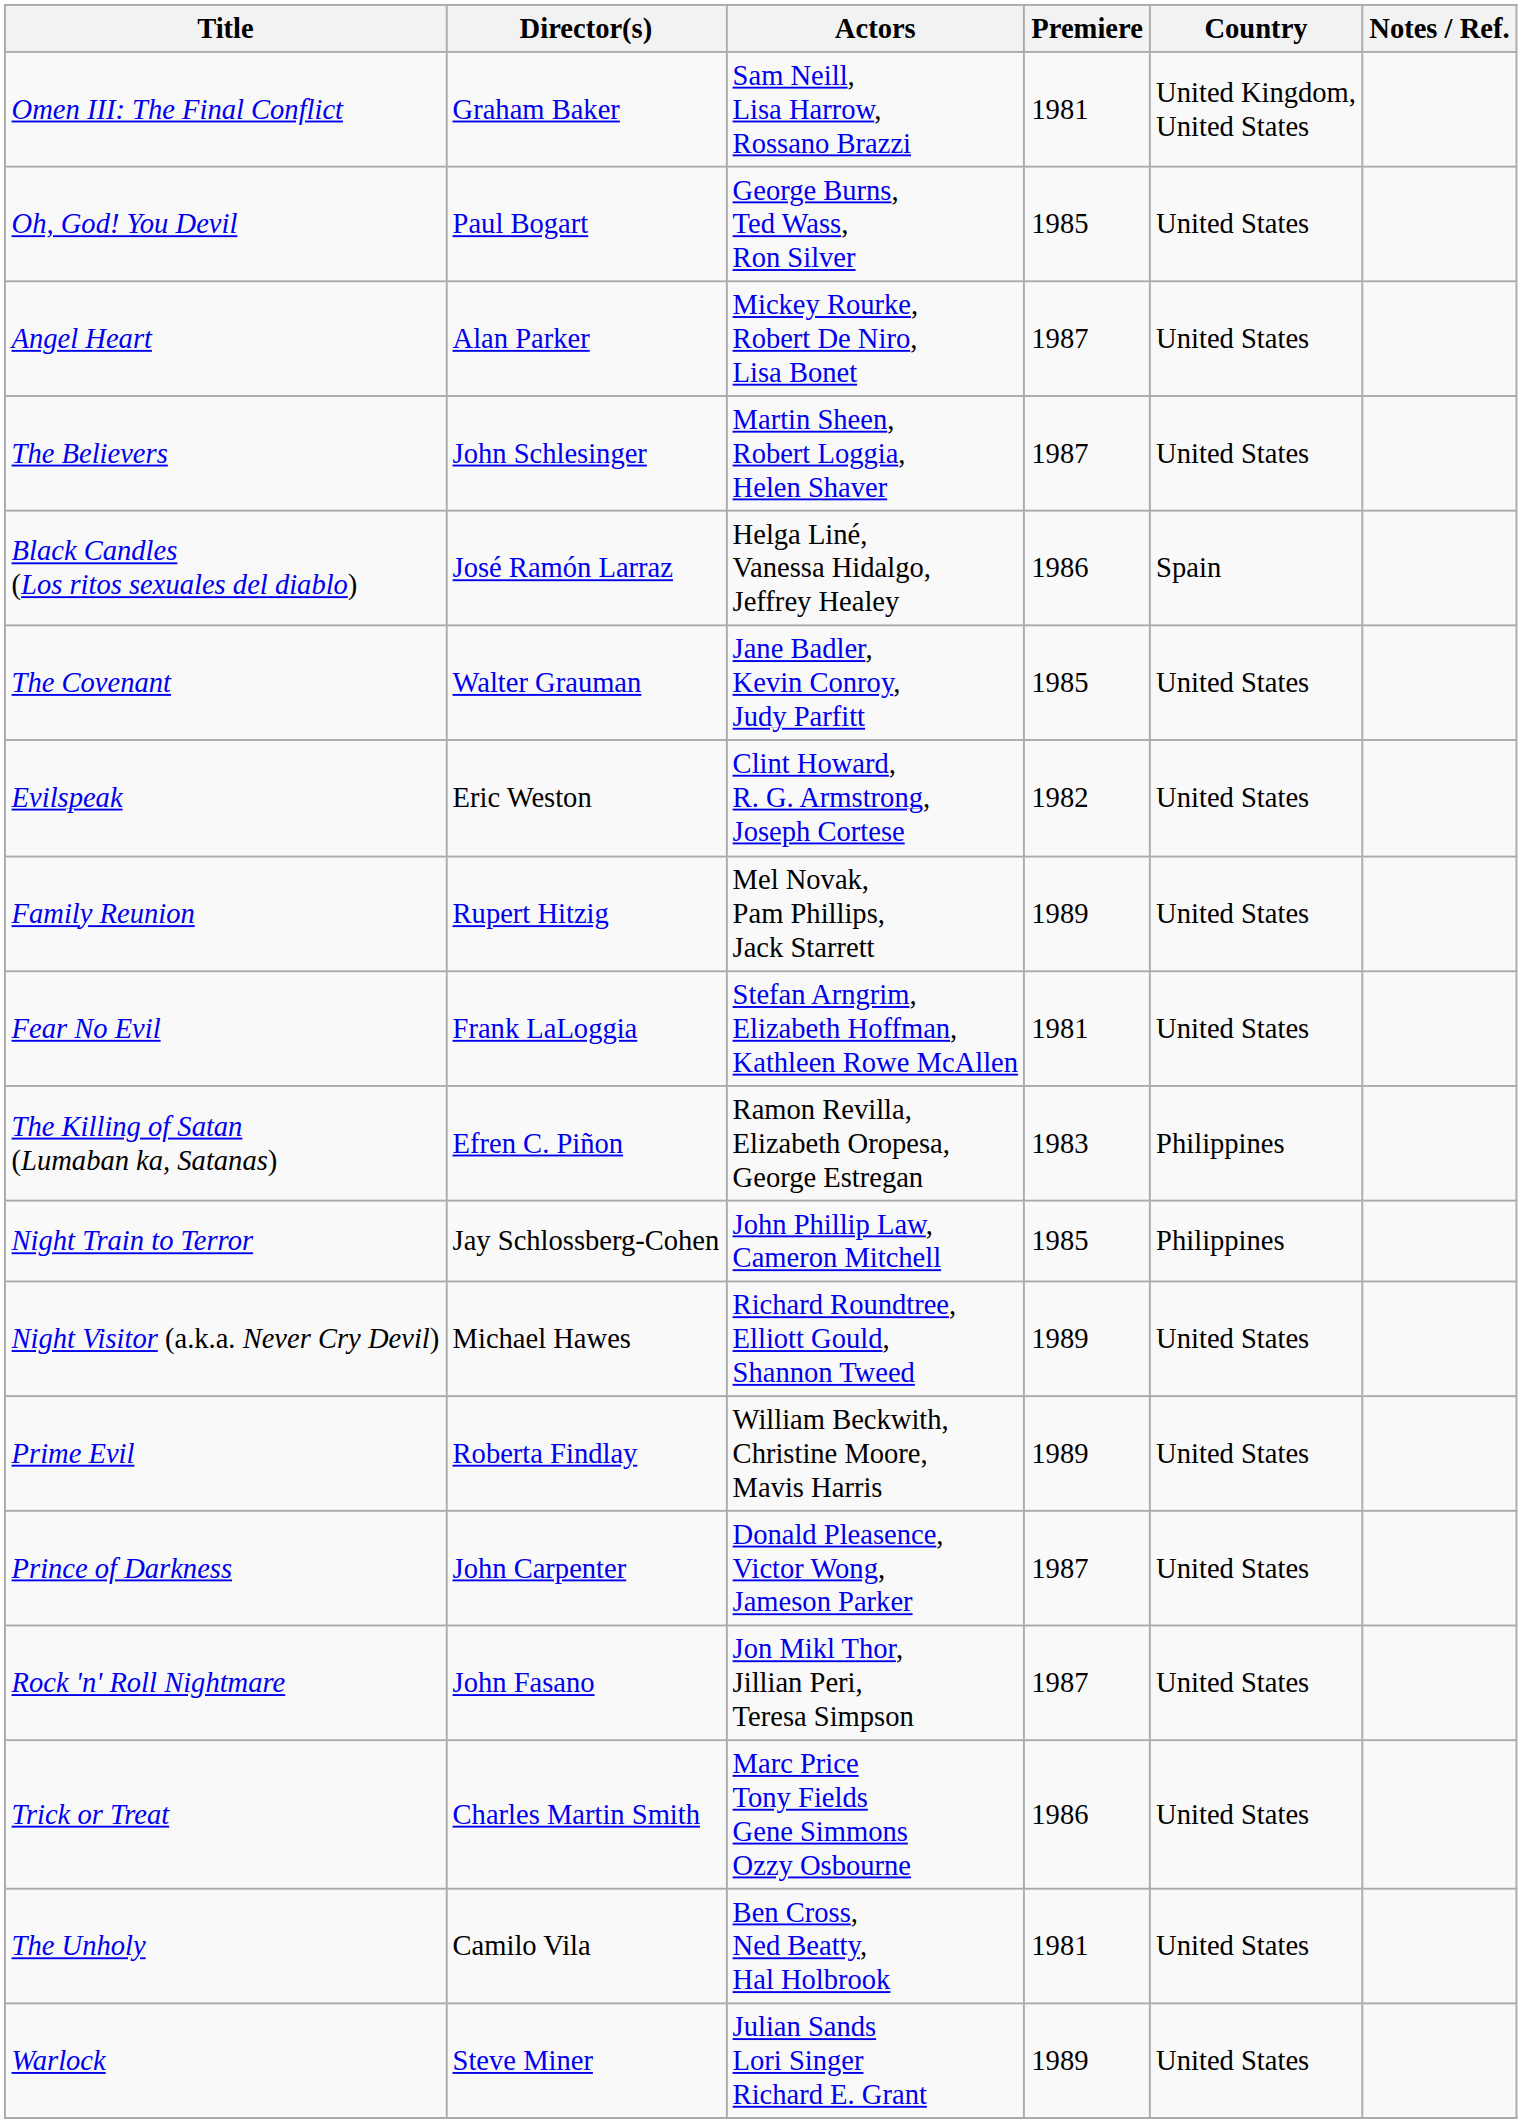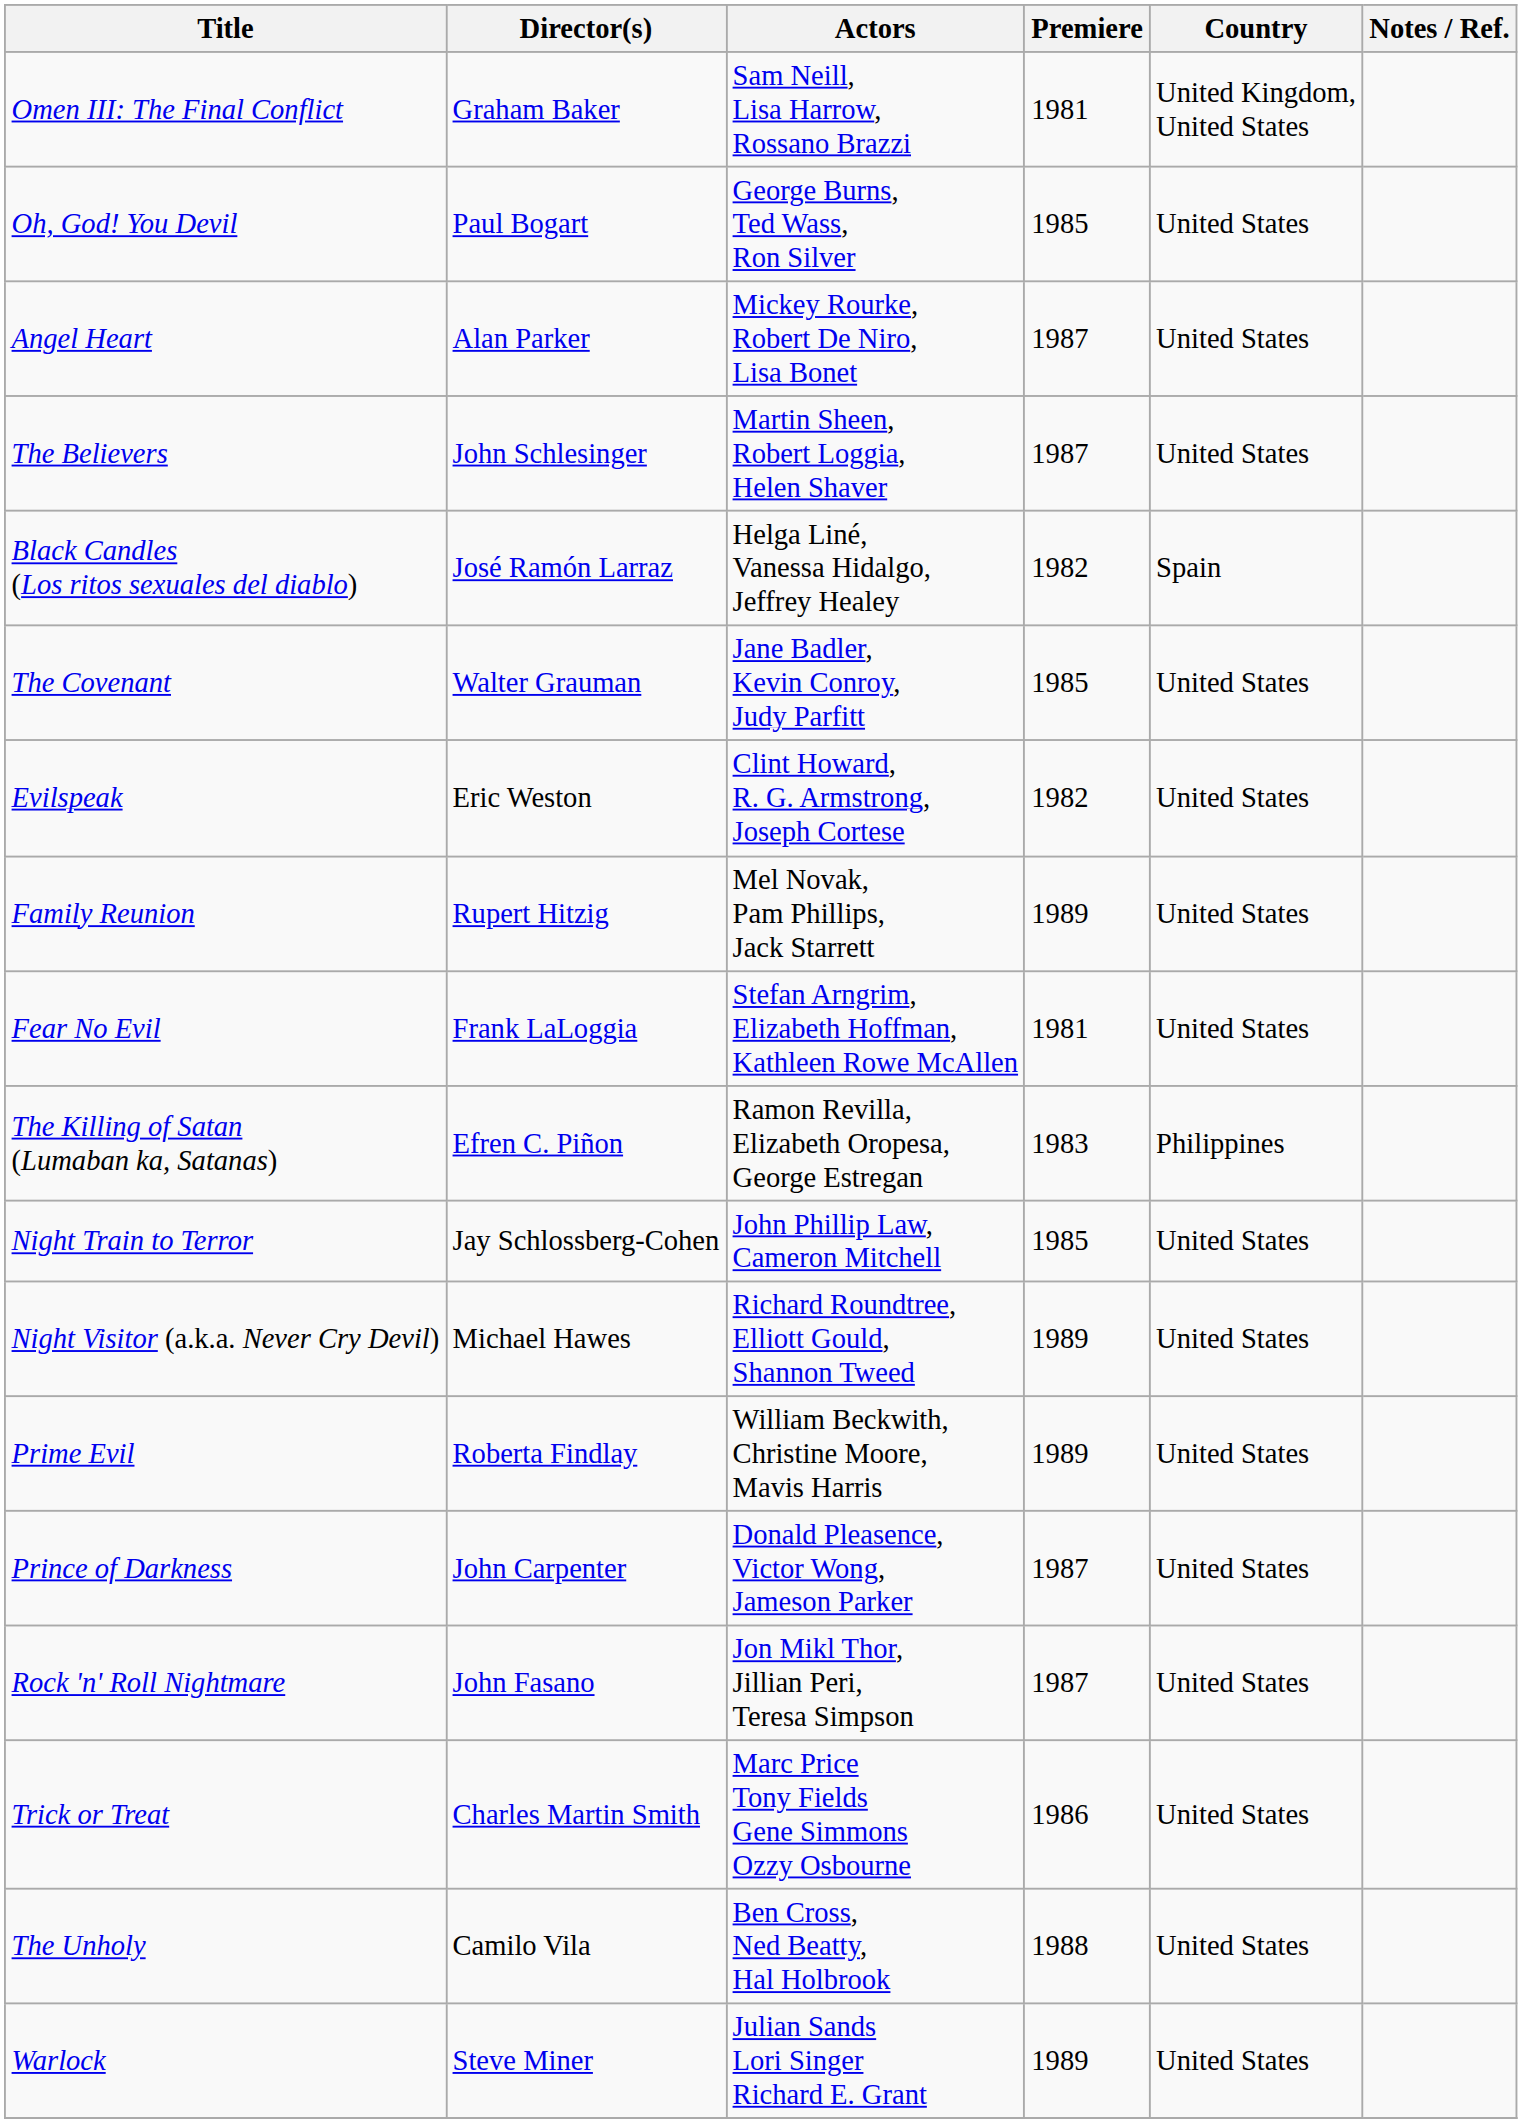(1060, 568) 1986 -> (1060, 568) 1982
(1220, 1240) Philippines -> (1233, 1240) United States
(1060, 1945) 1981 -> (1060, 1945) 1988
